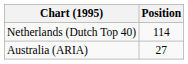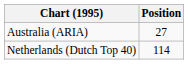rows swapped: (47, 50) <-> (72, 31)
